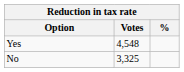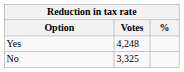(128, 43) 4,548 -> (128, 43) 4,248
